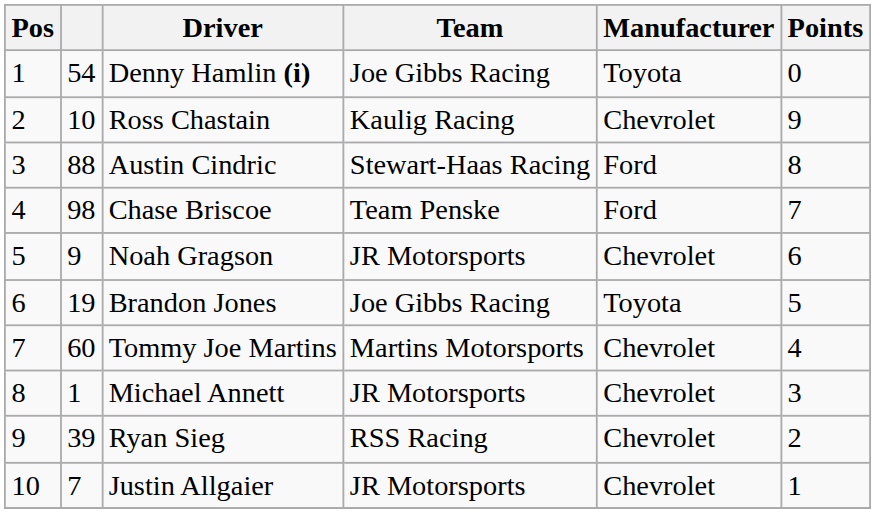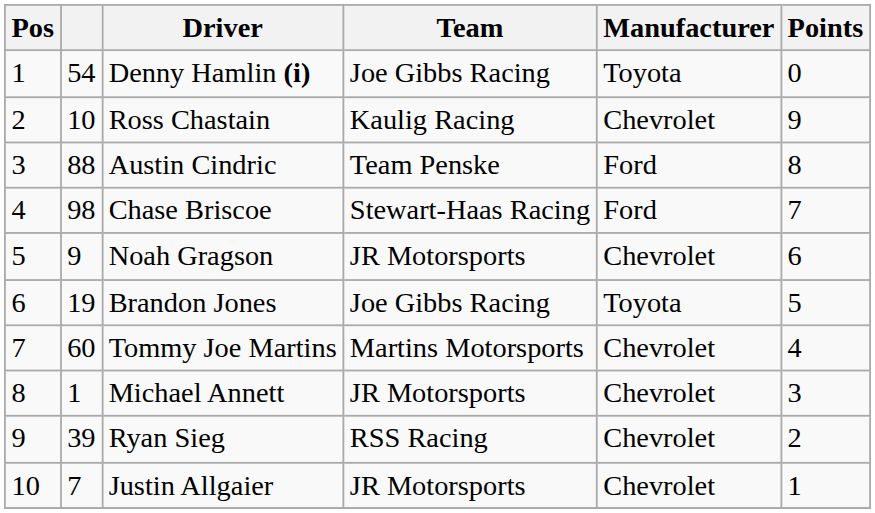(470, 164) Stewart-Haas Racing -> (425, 164) Team Penske
(425, 209) Team Penske -> (470, 209) Stewart-Haas Racing
